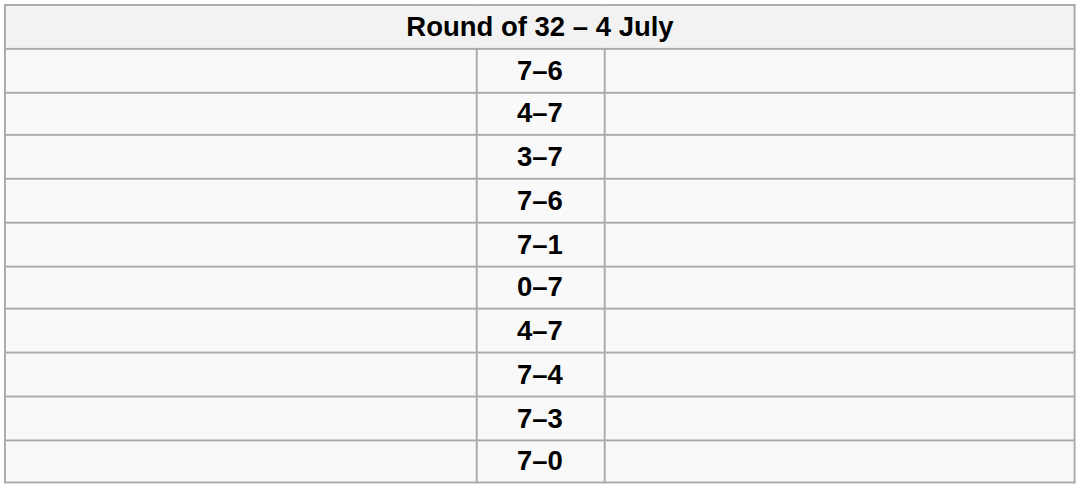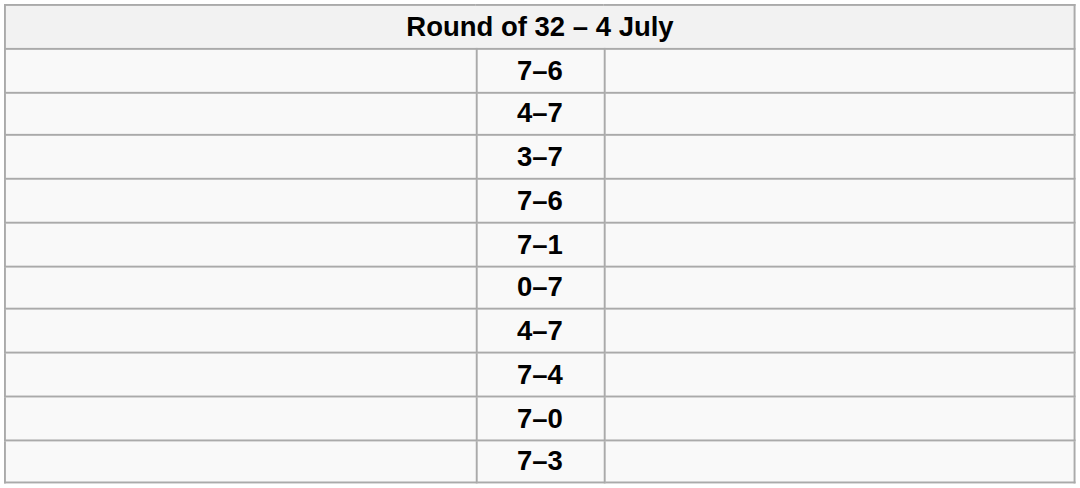rows swapped: (241, 418) <-> (241, 462)
